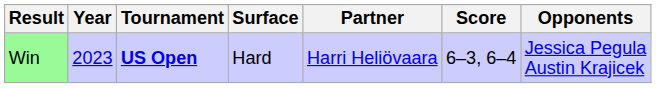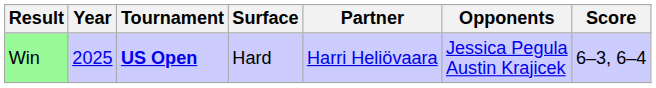columns swapped: (585, 18) <-> (481, 18)
(92, 57) 2023 -> (92, 57) 2025
